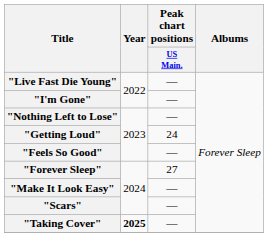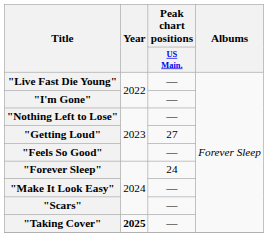(172, 134) 24 -> (172, 134) 27
(172, 170) 27 -> (172, 170) 24
